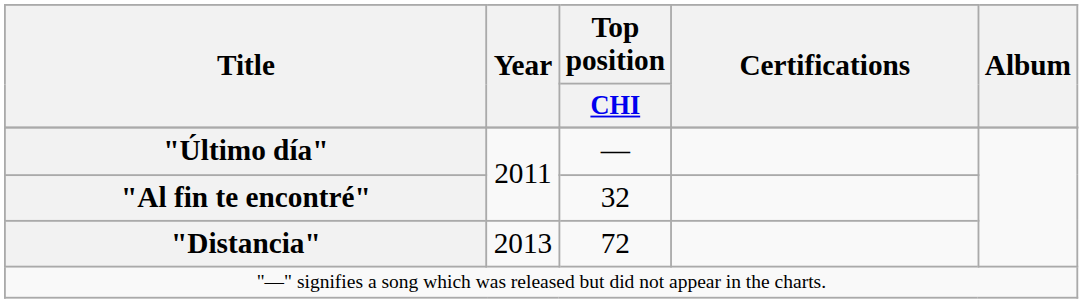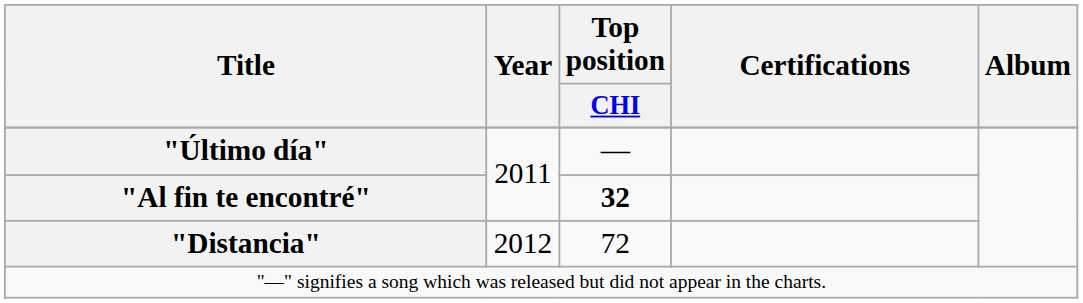(615, 196) normal -> (615, 196) bold
(523, 243) 2013 -> (523, 243) 2012
